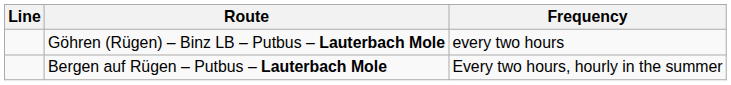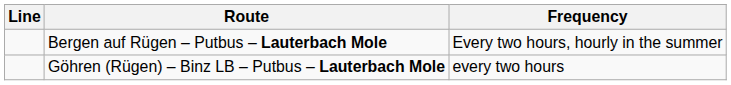rows swapped: (217, 67) <-> (247, 42)
